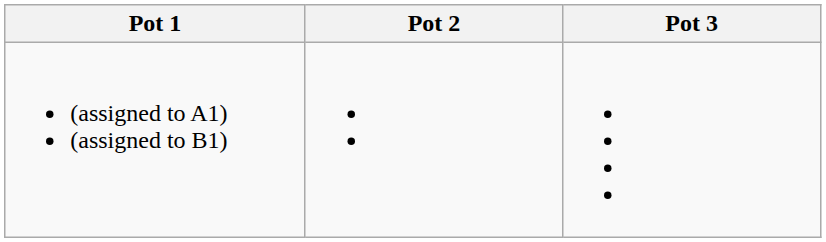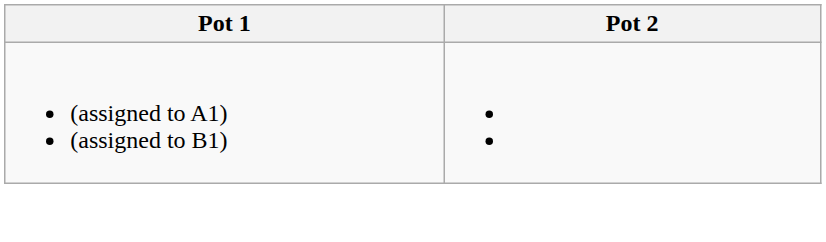- column: (692, 23)
